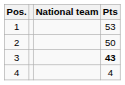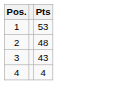- column: (67, 12)
(110, 42) 50 -> (43, 42) 48
(110, 58) bold -> (43, 58) normal
